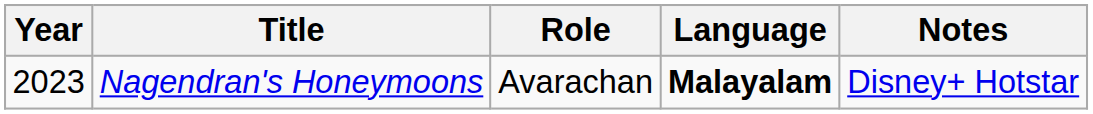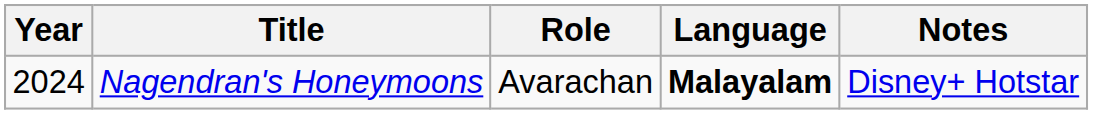(49, 81) 2023 -> (49, 81) 2024
